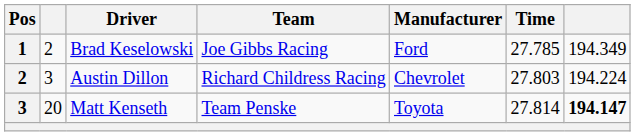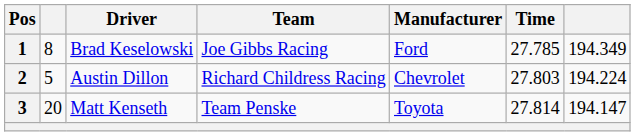(48, 49) 2 -> (48, 49) 8
(48, 78) 3 -> (48, 78) 5
(597, 108) bold -> (597, 108) normal
